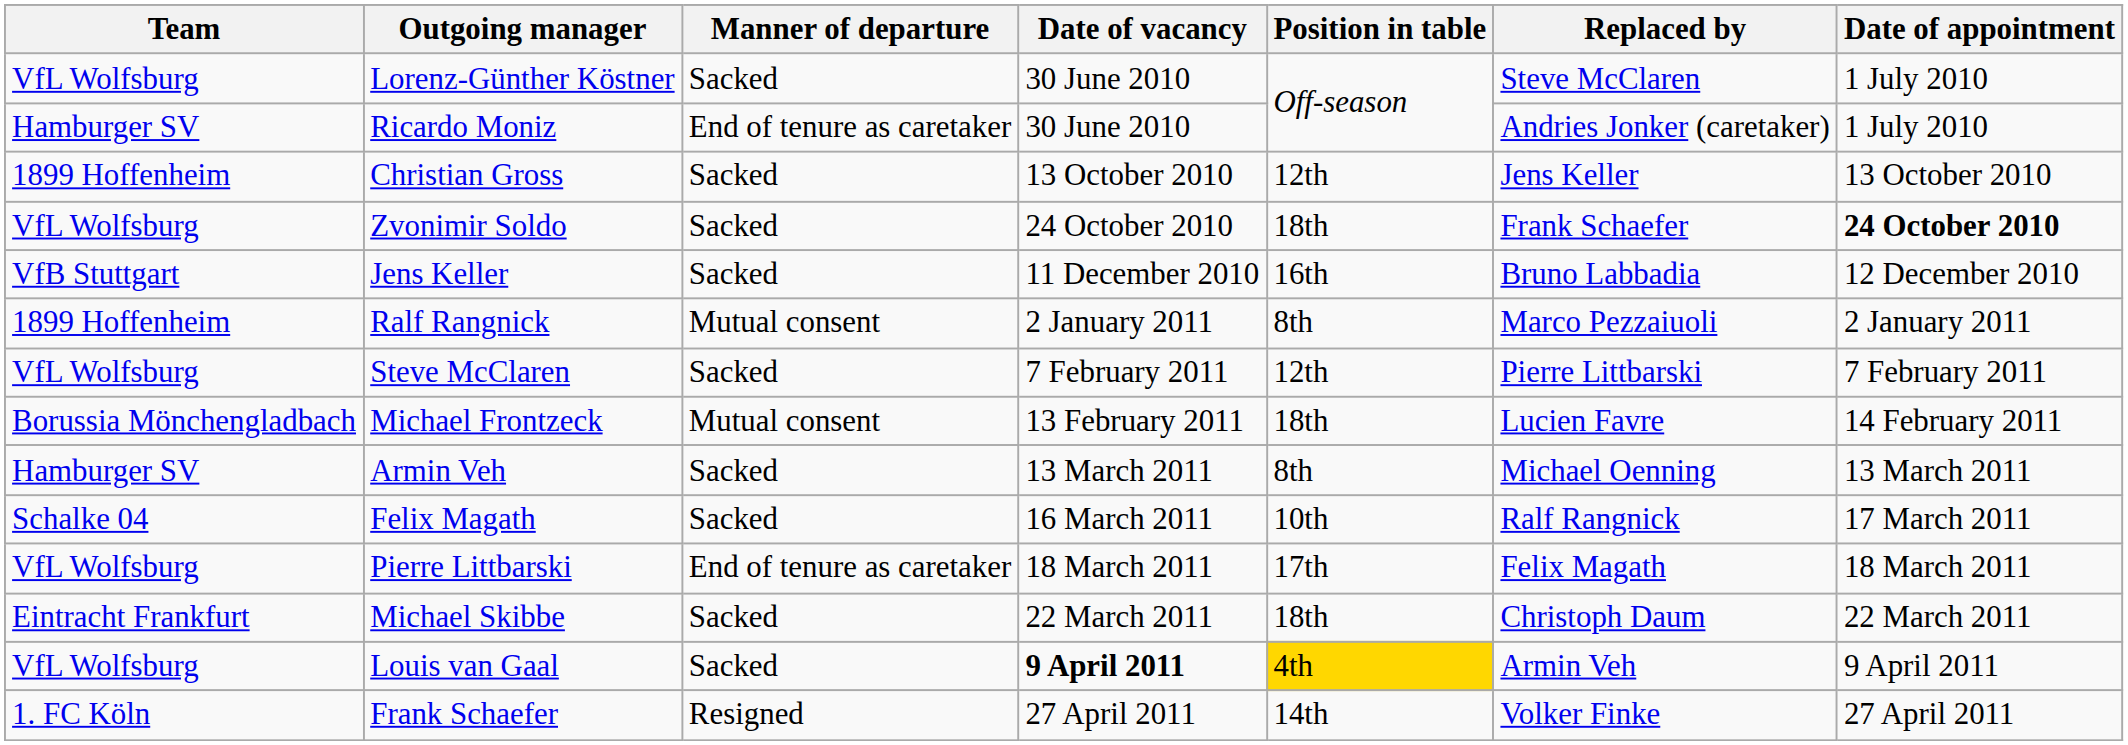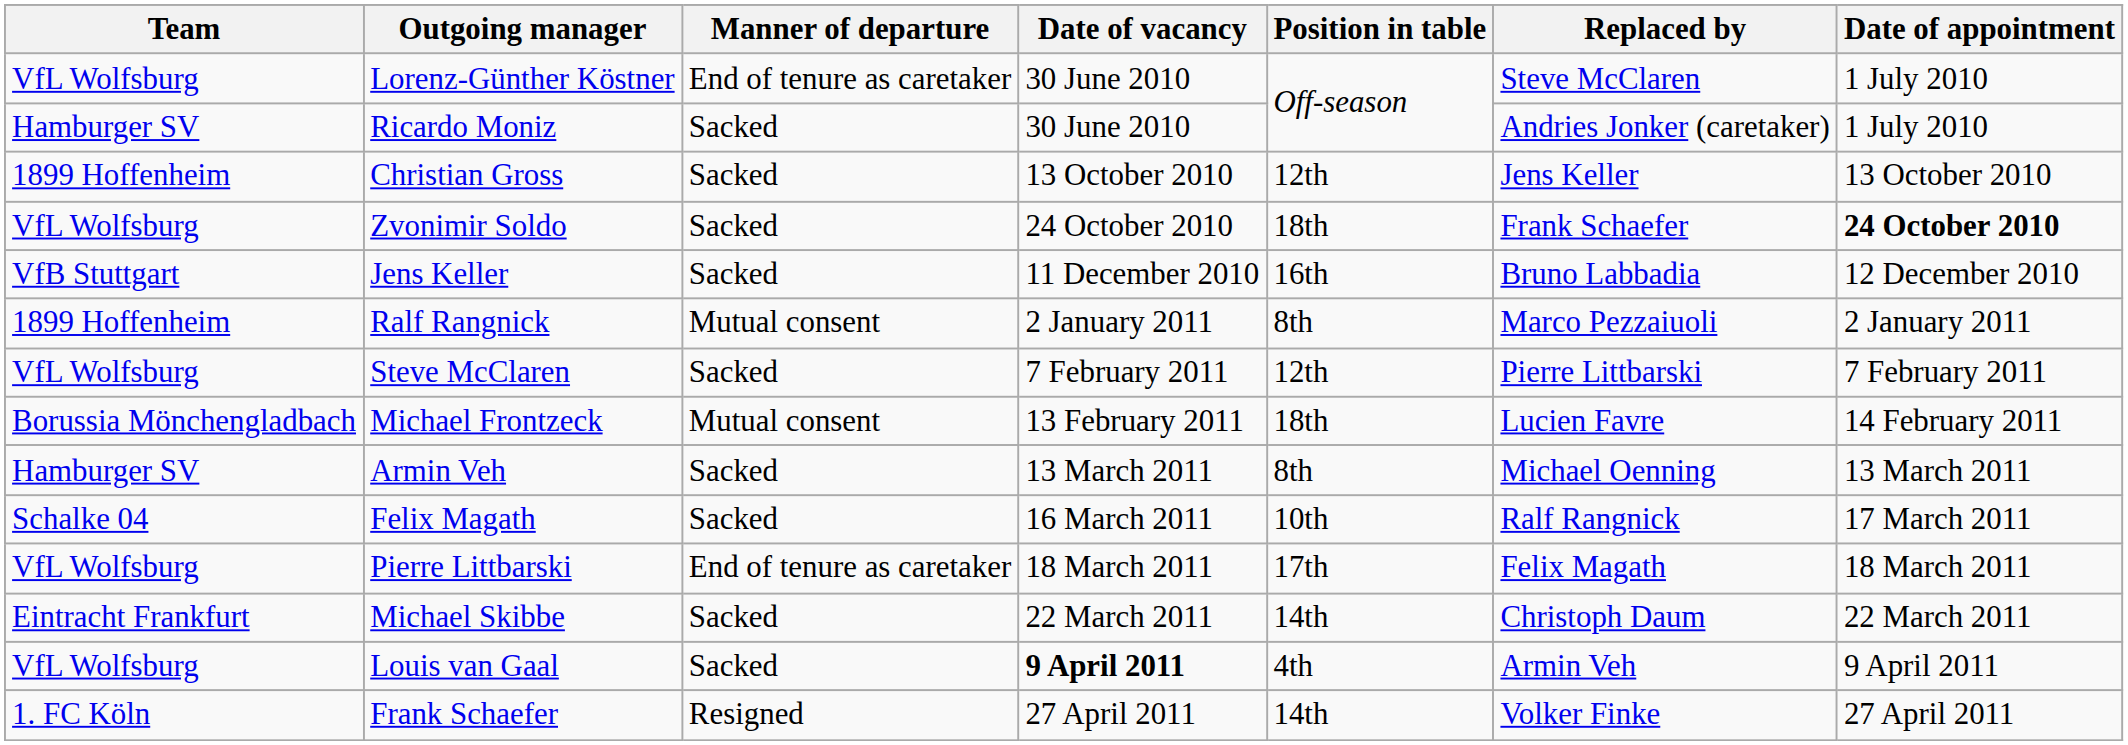(733, 77) Sacked -> (850, 77) End of tenure as caretaker
(850, 126) End of tenure as caretaker -> (733, 126) Sacked
(1301, 616) 18th -> (1301, 616) 14th
(1293, 665) gold background -> (1293, 665) no background
